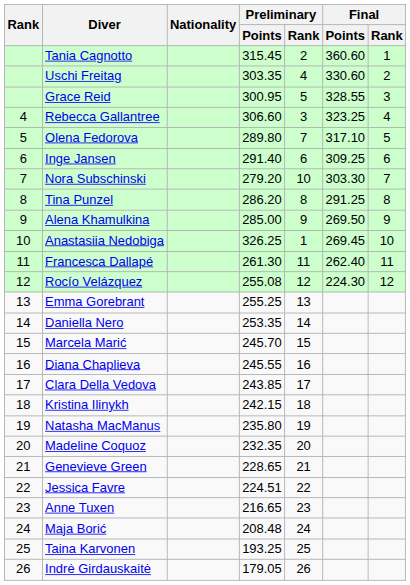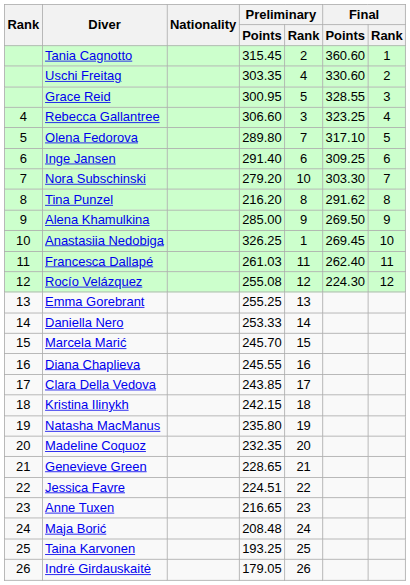(262, 199) 286.20 -> (262, 199) 216.20
(345, 199) 291.25 -> (345, 199) 291.62
(262, 261) 261.30 -> (262, 261) 261.03
(262, 323) 253.35 -> (262, 323) 253.33
